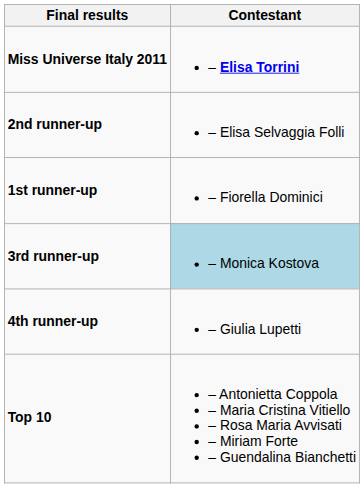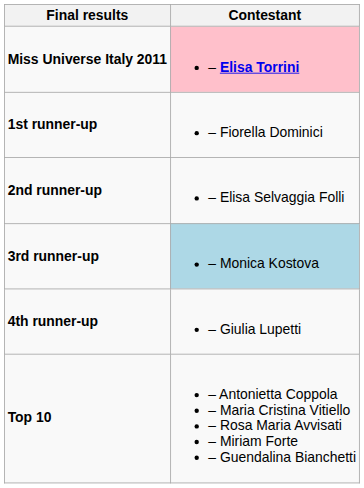(265, 67) no background -> (265, 67) pink background
rows swapped: (53, 190) <-> (55, 124)
